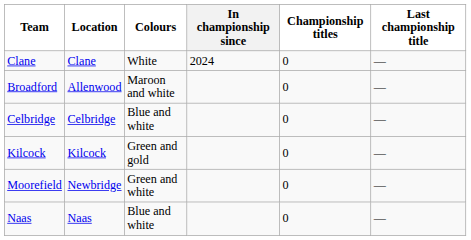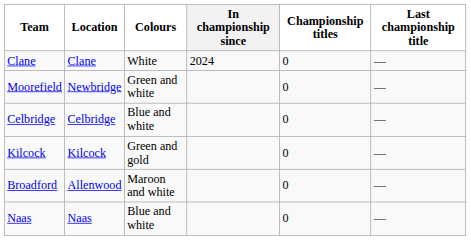rows swapped: (32, 86) <-> (35, 185)
